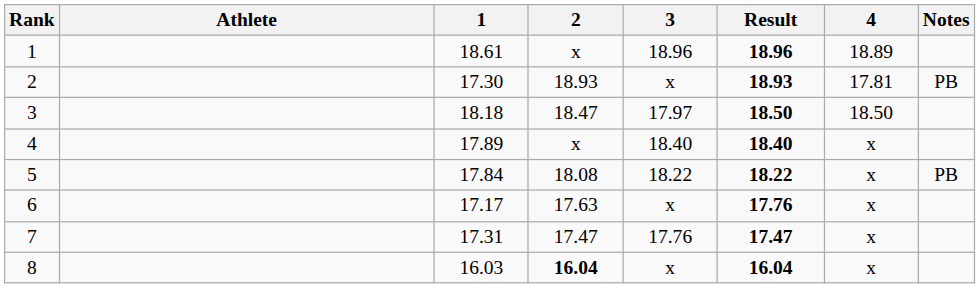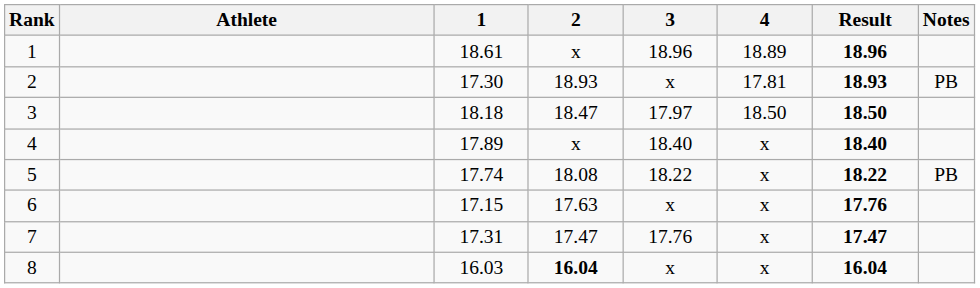columns swapped: (871, 19) <-> (771, 19)
(481, 174) 17.84 -> (481, 174) 17.74
(481, 205) 17.17 -> (481, 205) 17.15
